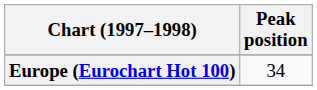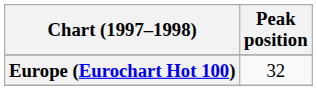(276, 70) 34 -> (276, 70) 32
